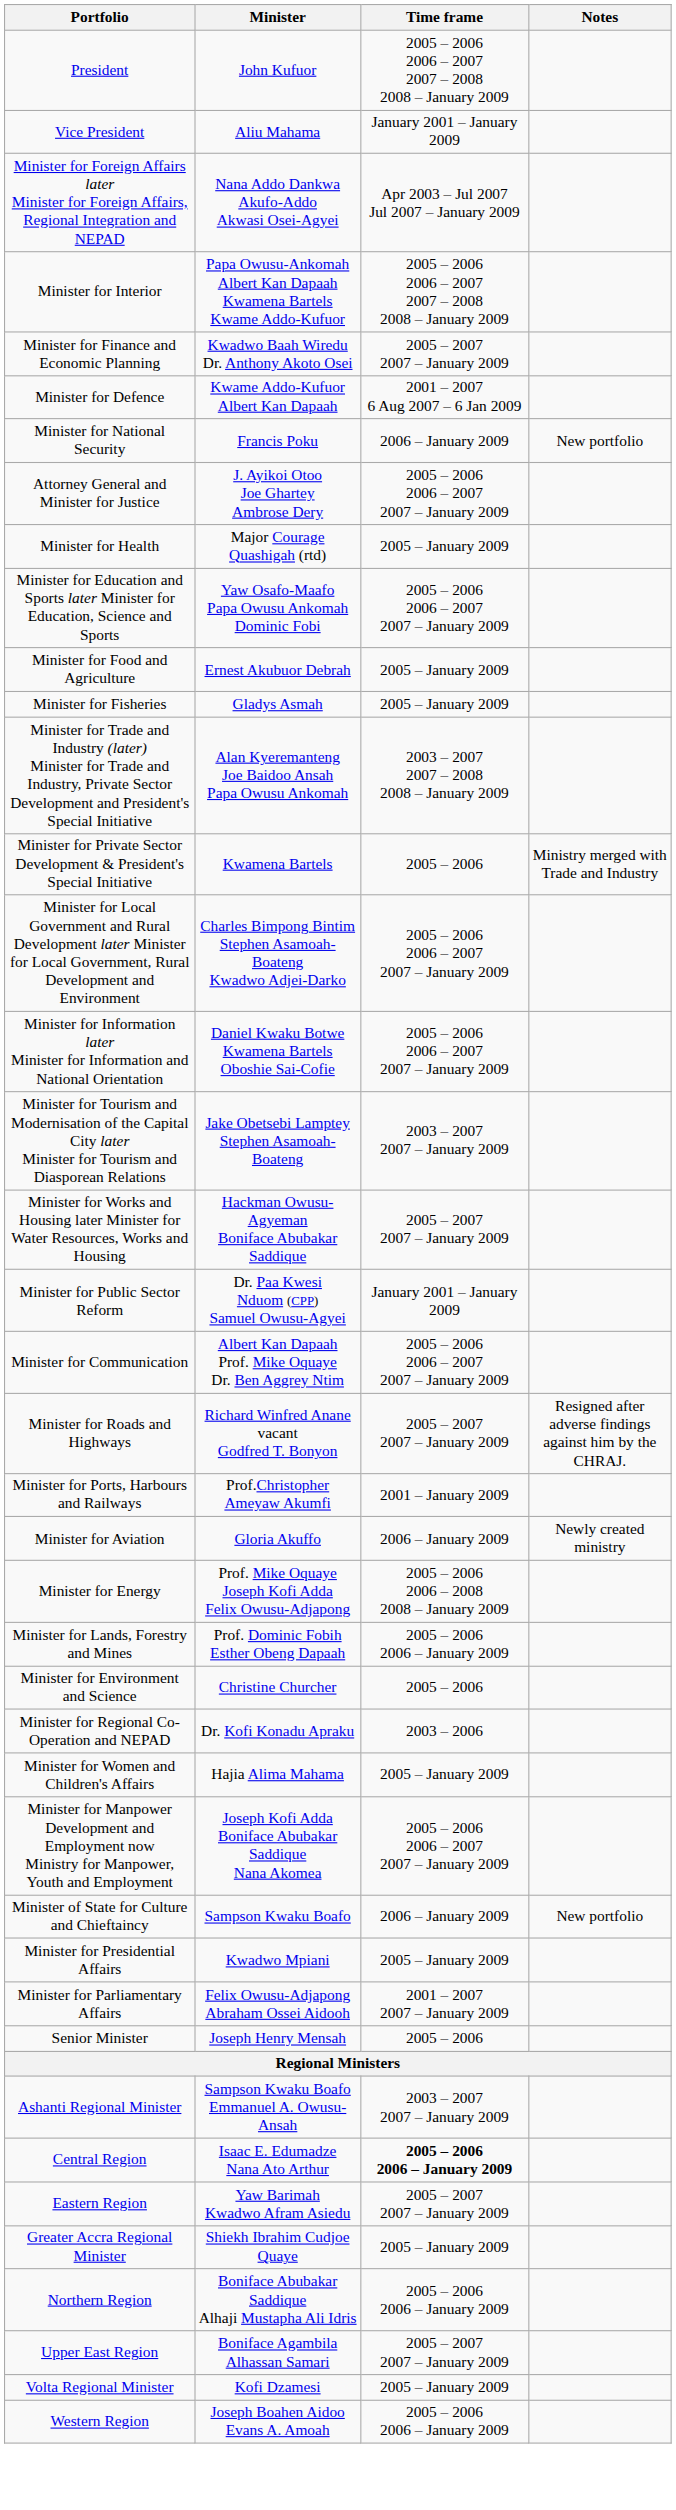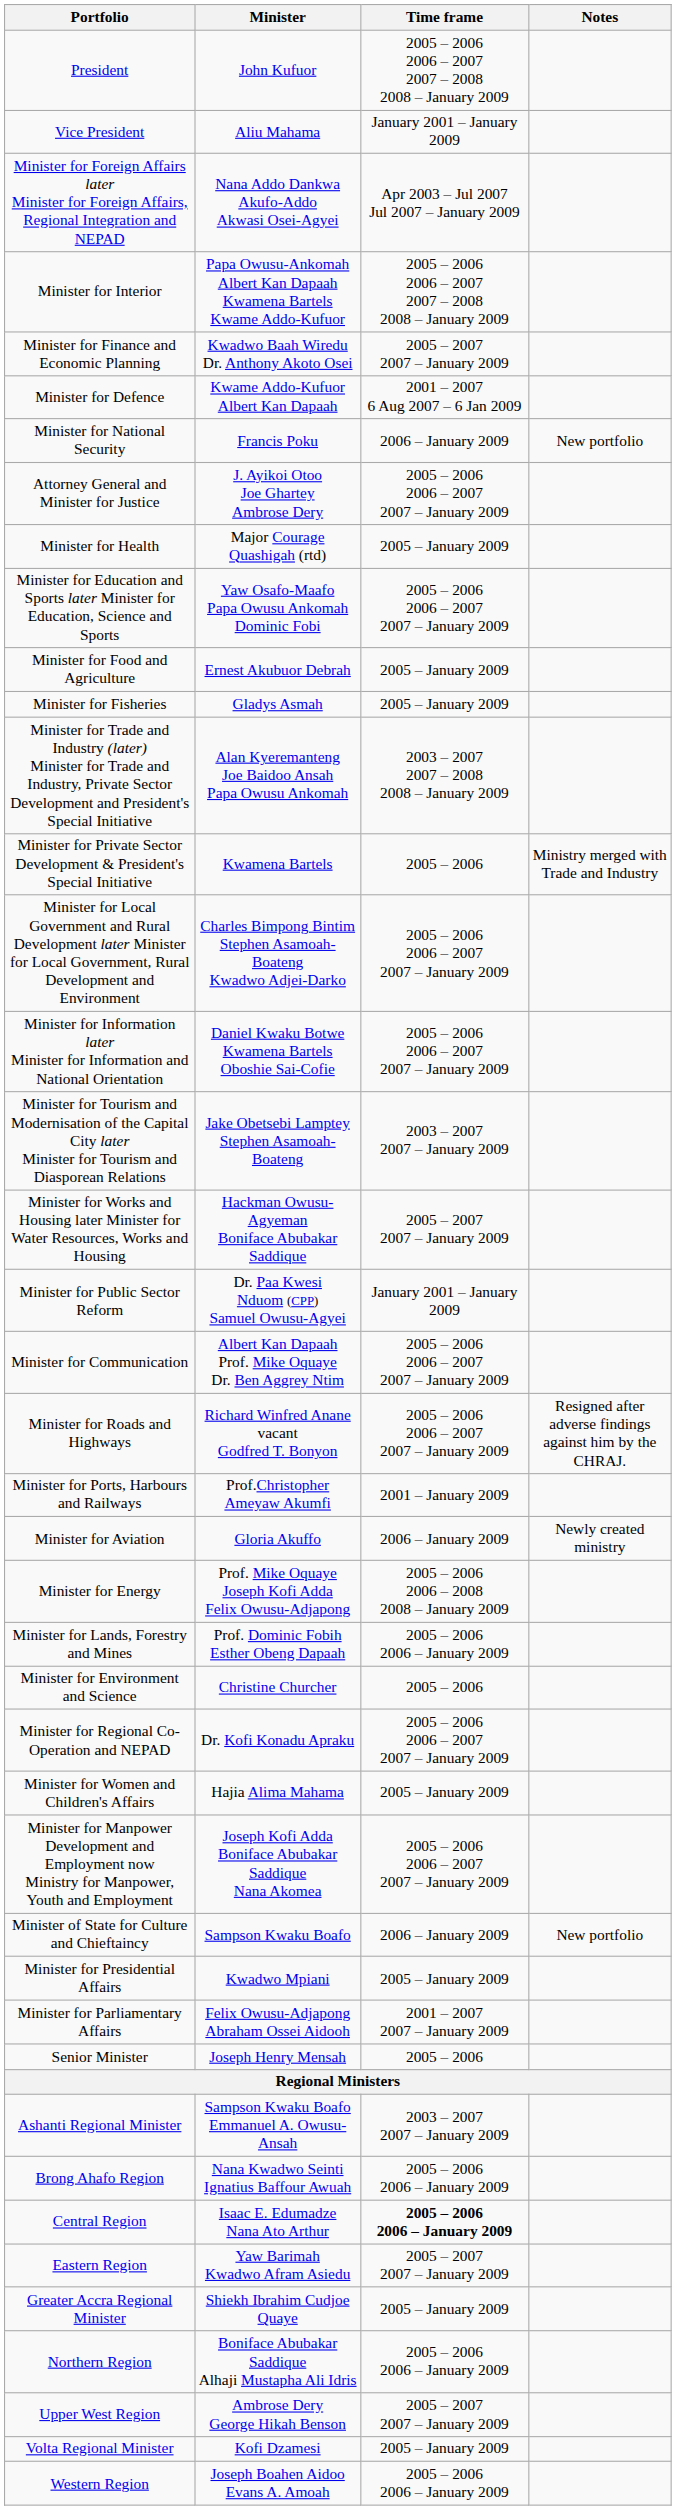(444, 1433) 2005 – 2007 2007 – January 2009 -> (444, 1433) 2005 – 2006 2006 – 2007 2007 – January 2009
(444, 1731) 2003 – 2006 -> (444, 1740) 2005 – 2006 2006 – 2007 2007 – January 2009
+ row: (100, 2178)
- row: (100, 2352)
+ row: (100, 2414)
